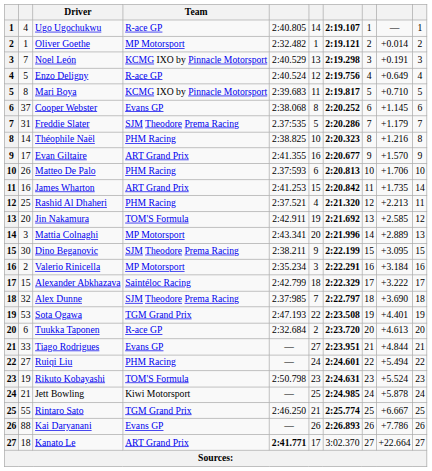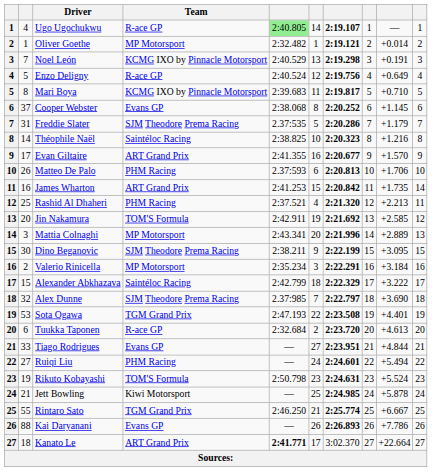(289, 27) no background -> (289, 27) lightgreen background
(150, 139) PHM Racing -> (158, 139) Saintéloc Racing
